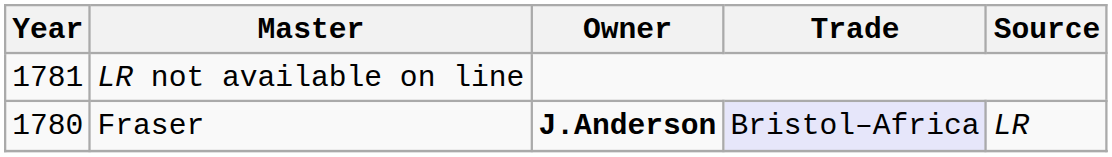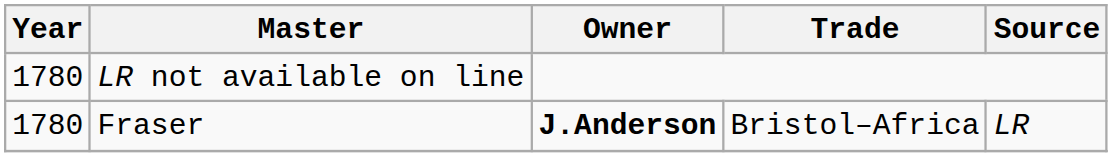(48, 78) 1781 -> (48, 78) 1780
(855, 126) lavender background -> (855, 126) no background
